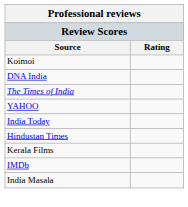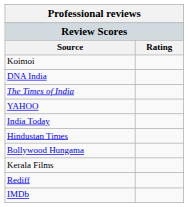+ row: (46, 150)
+ row: (18, 180)
- row: (30, 180)
